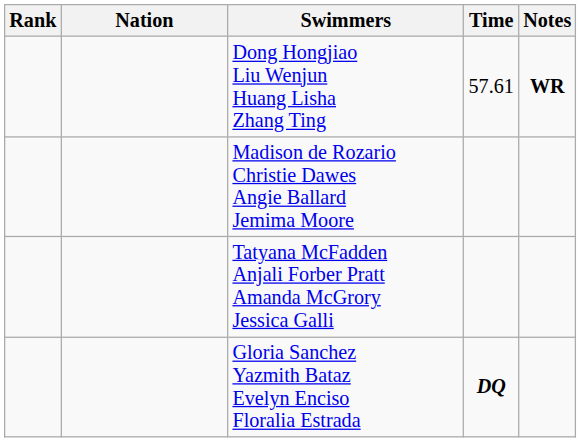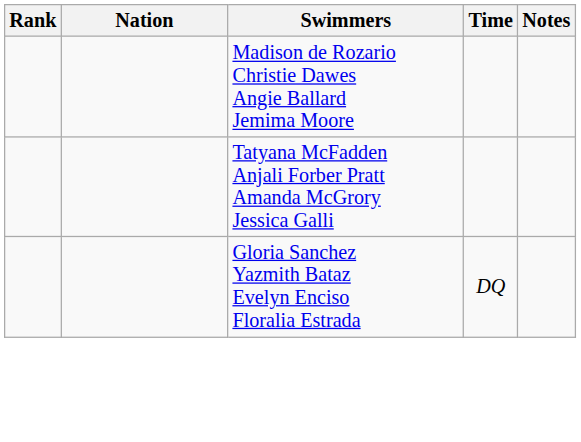- row: (295, 86)
(491, 386) bold -> (491, 286) normal
